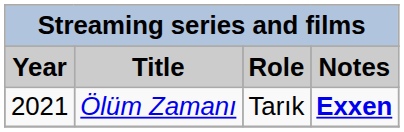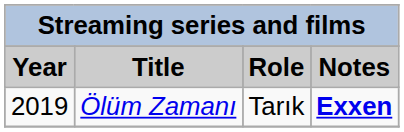(40, 107) 2021 -> (40, 107) 2019
